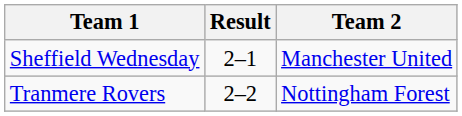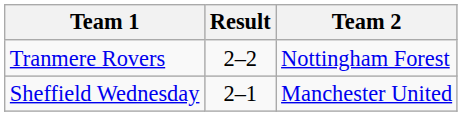rows swapped: (88, 93) <-> (105, 57)
